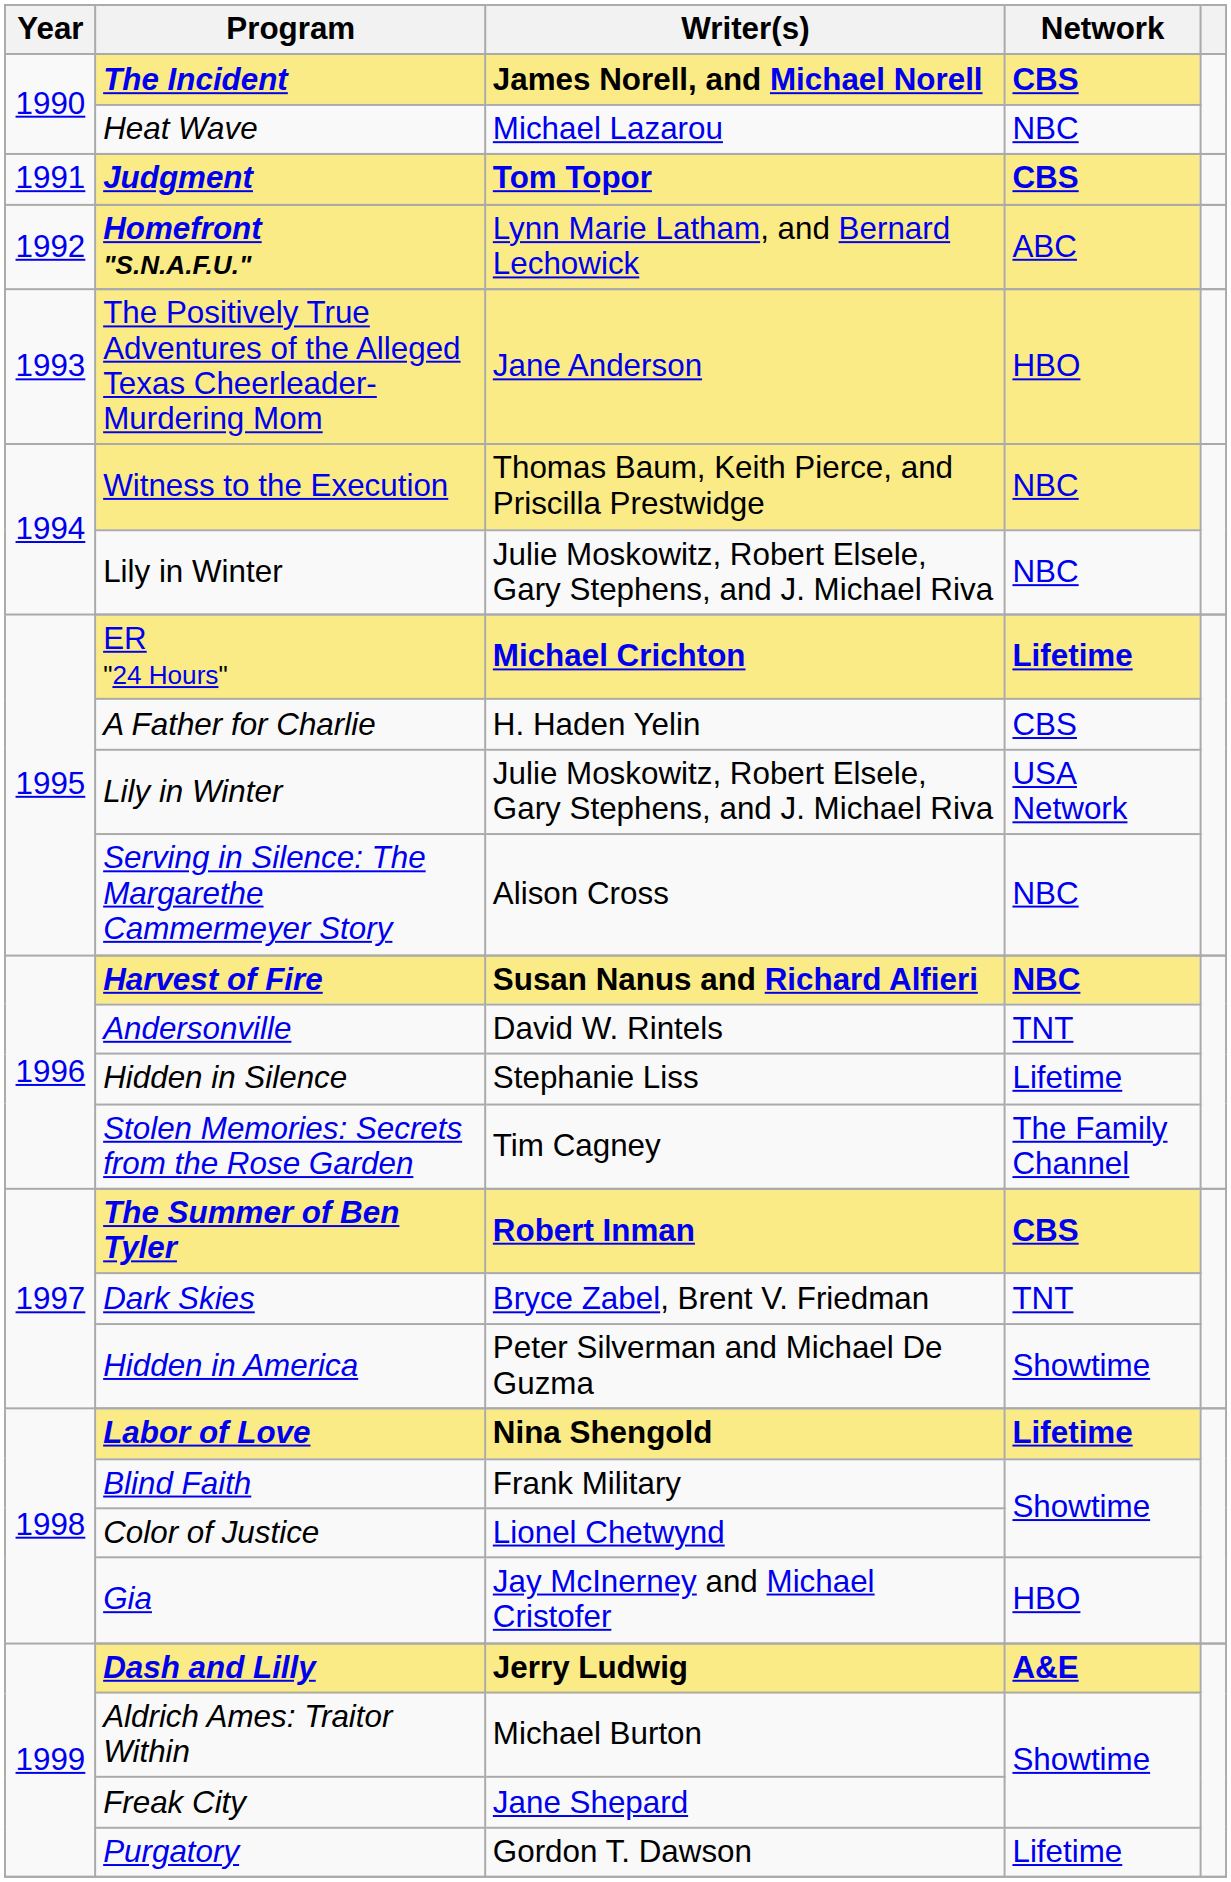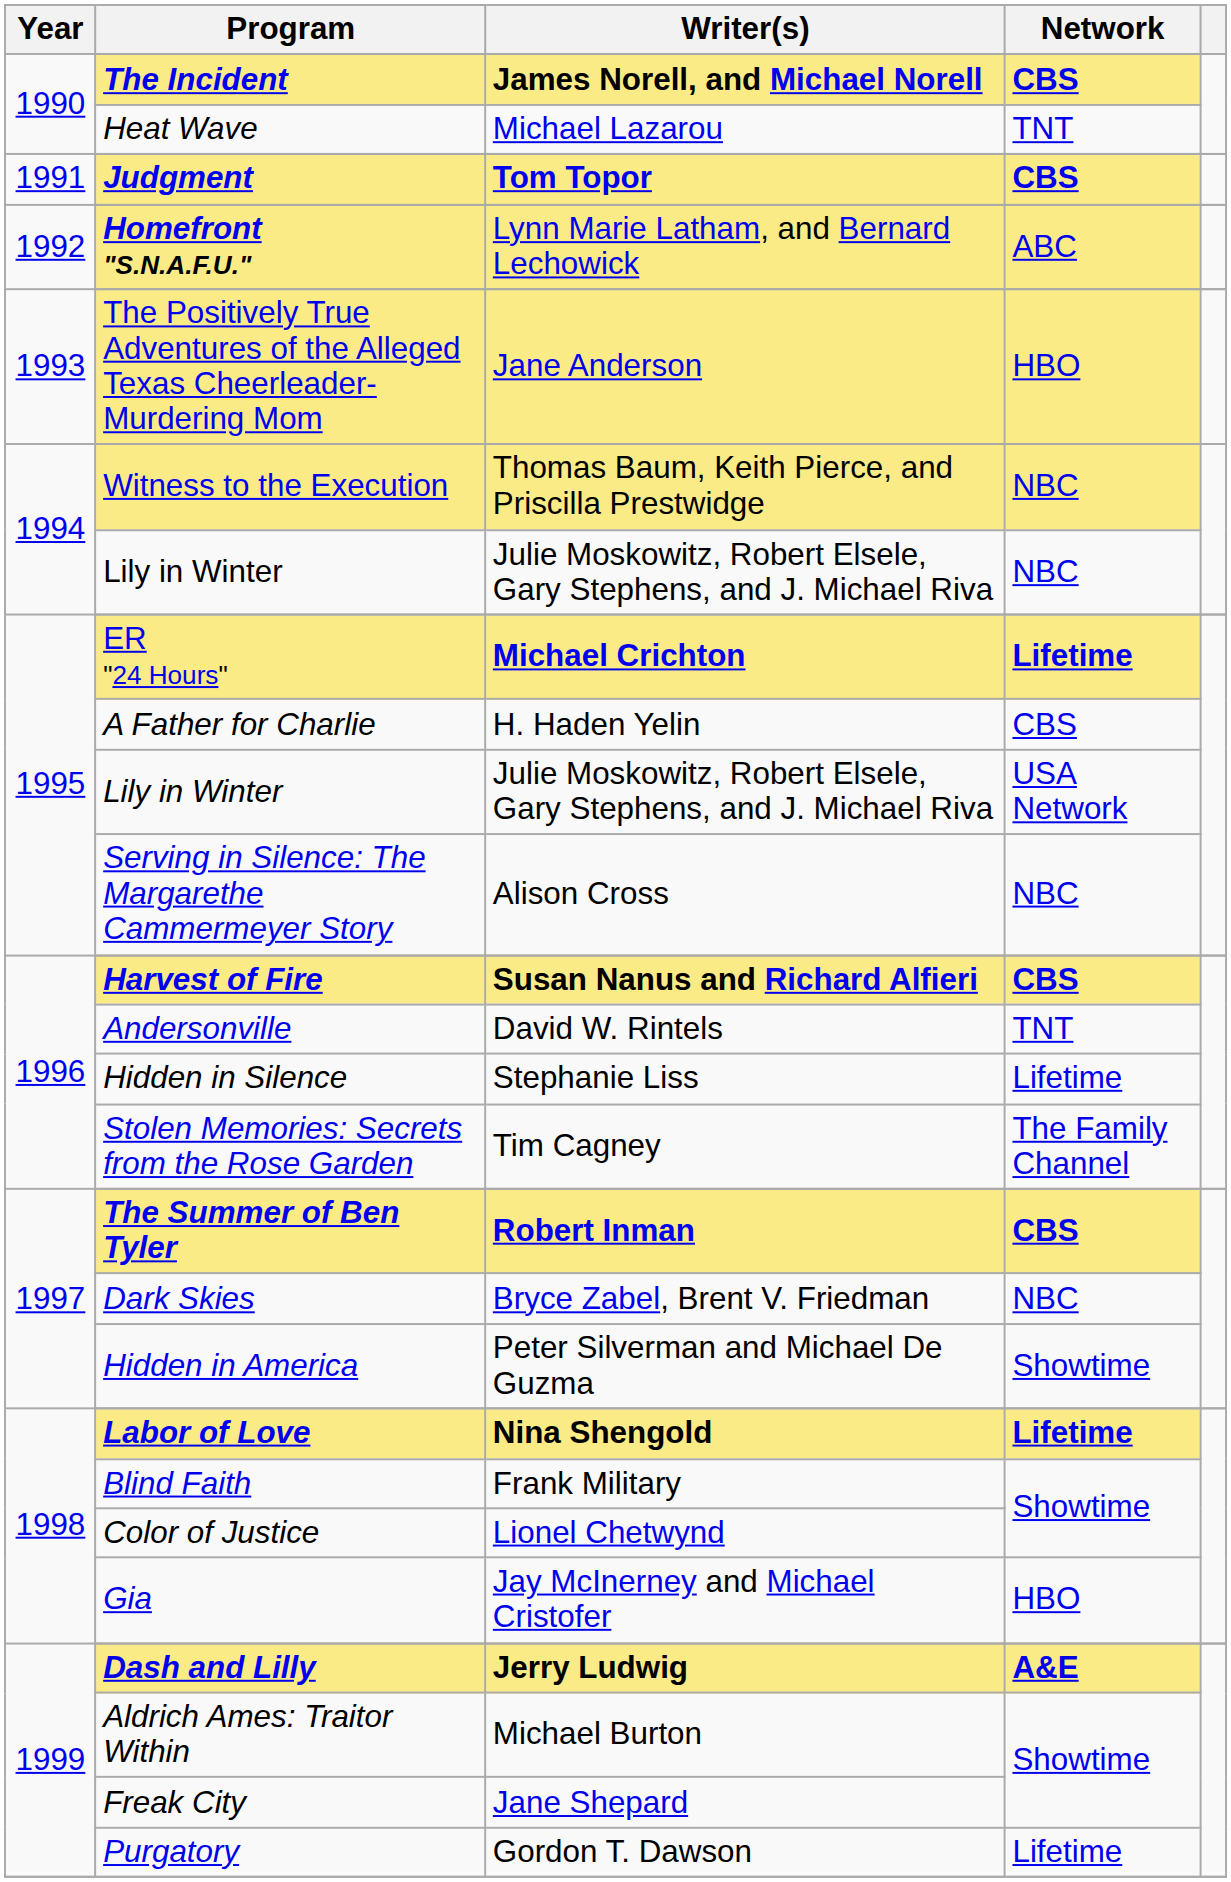(1046, 128) NBC -> (1043, 128) TNT
(1046, 978) NBC -> (1046, 978) CBS
(1043, 1298) TNT -> (1046, 1298) NBC
